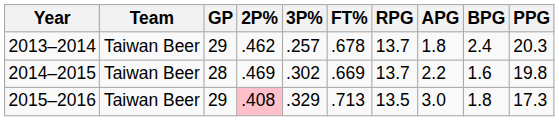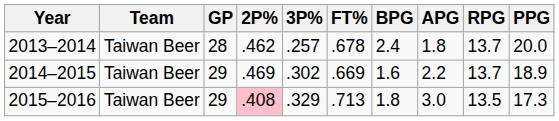columns swapped: (395, 18) <-> (486, 18)
(218, 45) 29 -> (218, 45) 28
(530, 45) 20.3 -> (530, 45) 20.0
(218, 73) 28 -> (218, 73) 29
(530, 73) 19.8 -> (530, 73) 18.9
